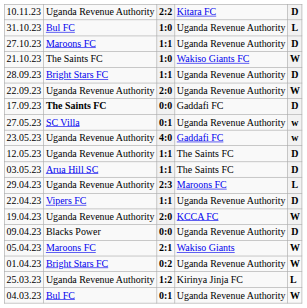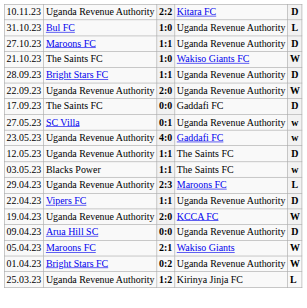(76, 106) bold -> (74, 106) normal
(72, 169) Arua Hill SC -> (73, 169) Blacks Power
(295, 169) D -> (295, 169) w
(73, 232) Blacks Power -> (72, 232) Arua Hill SC
- row: (24, 295)
